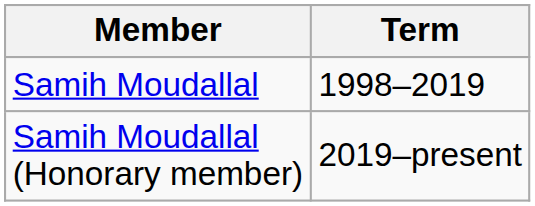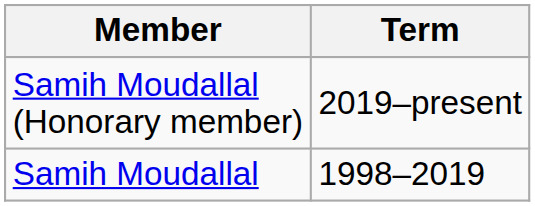rows swapped: (136, 83) <-> (158, 155)
